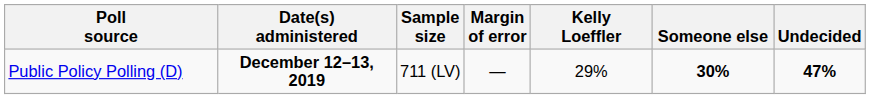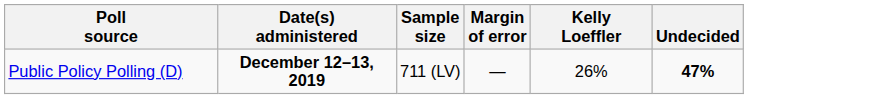- column: (713, 36)
(591, 71) 29% -> (591, 71) 26%
